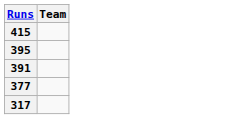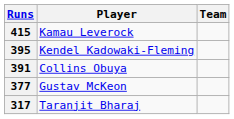+ column: (117, 14)
